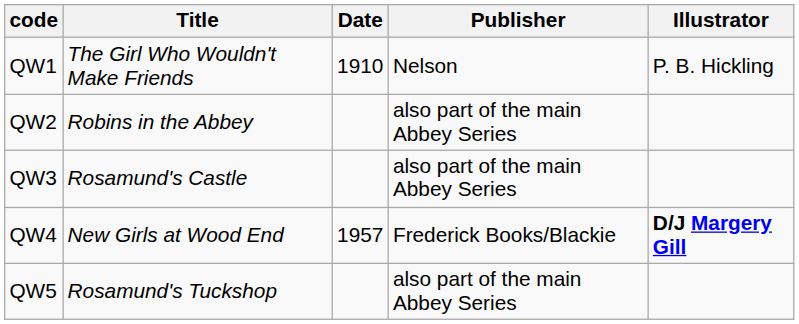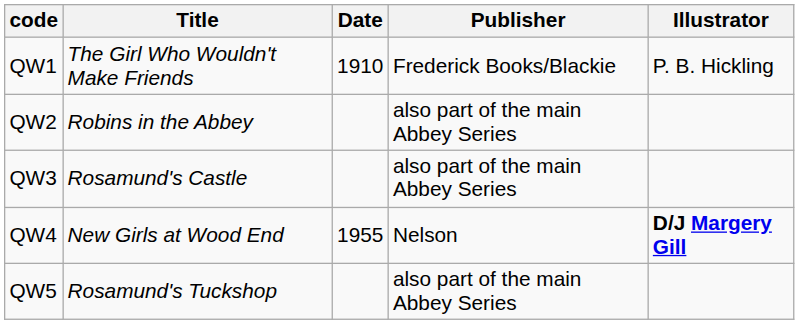(425, 65) Nelson -> (504, 65) Frederick Books/Blackie
(360, 234) 1957 -> (360, 234) 1955
(504, 234) Frederick Books/Blackie -> (425, 234) Nelson
